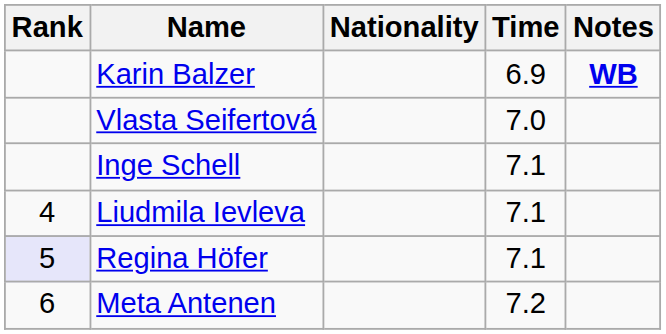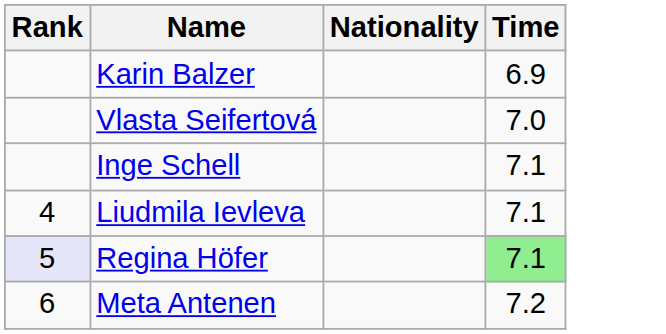- column: (613, 27)
(526, 258) no background -> (526, 258) lightgreen background
